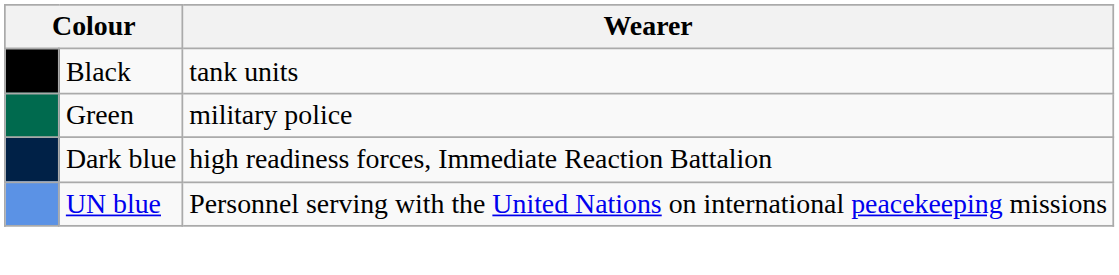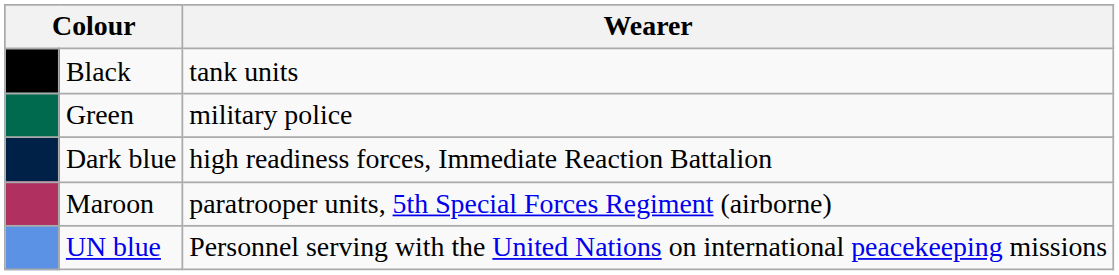+ row: (110, 203)
